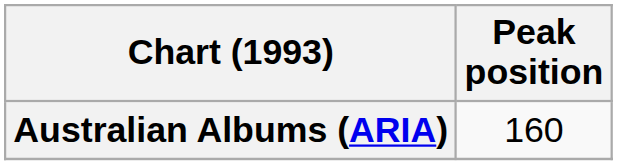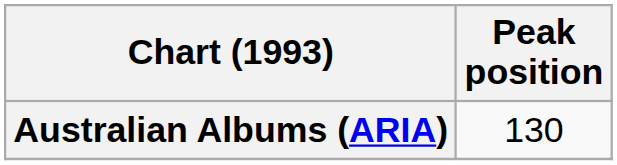(534, 129) 160 -> (534, 129) 130
